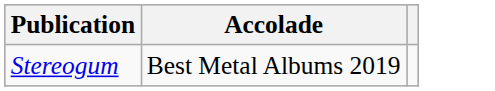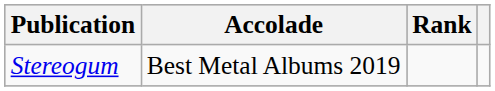+ column: (442, 24)
